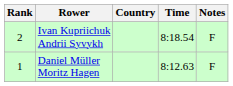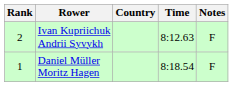(177, 36) 8:18.54 -> (177, 36) 8:12.63
(177, 66) 8:12.63 -> (177, 66) 8:18.54
